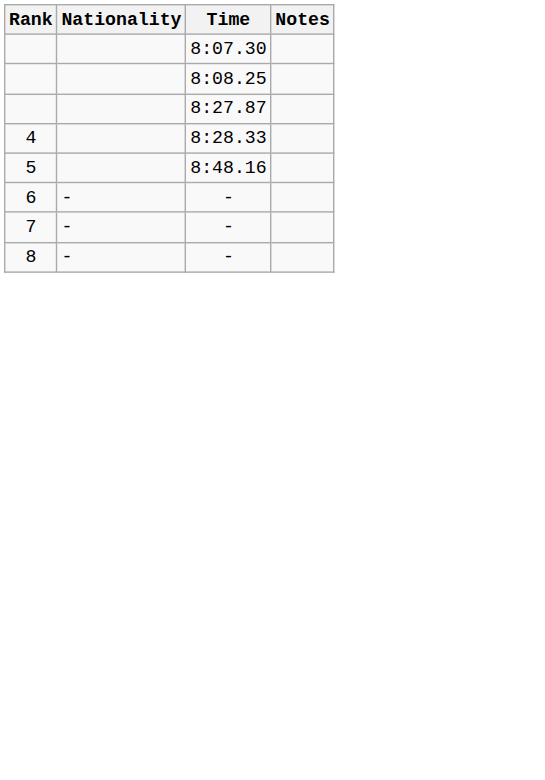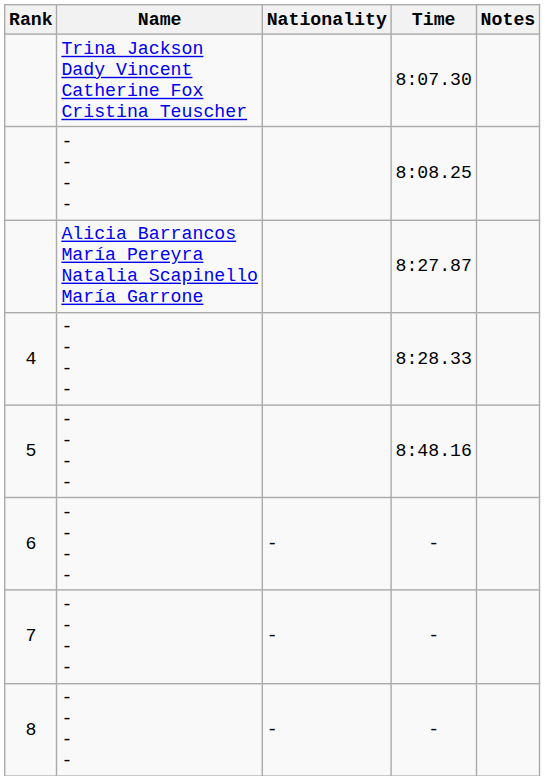+ column: (160, 20)
